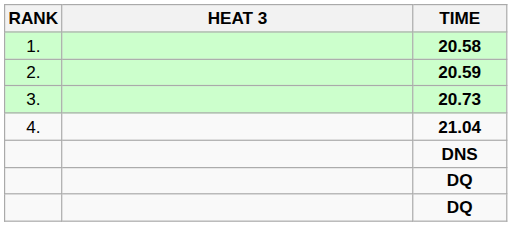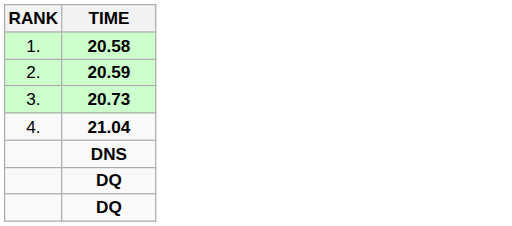- column: (237, 19)
